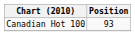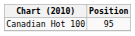(109, 24) 93 -> (109, 24) 95
